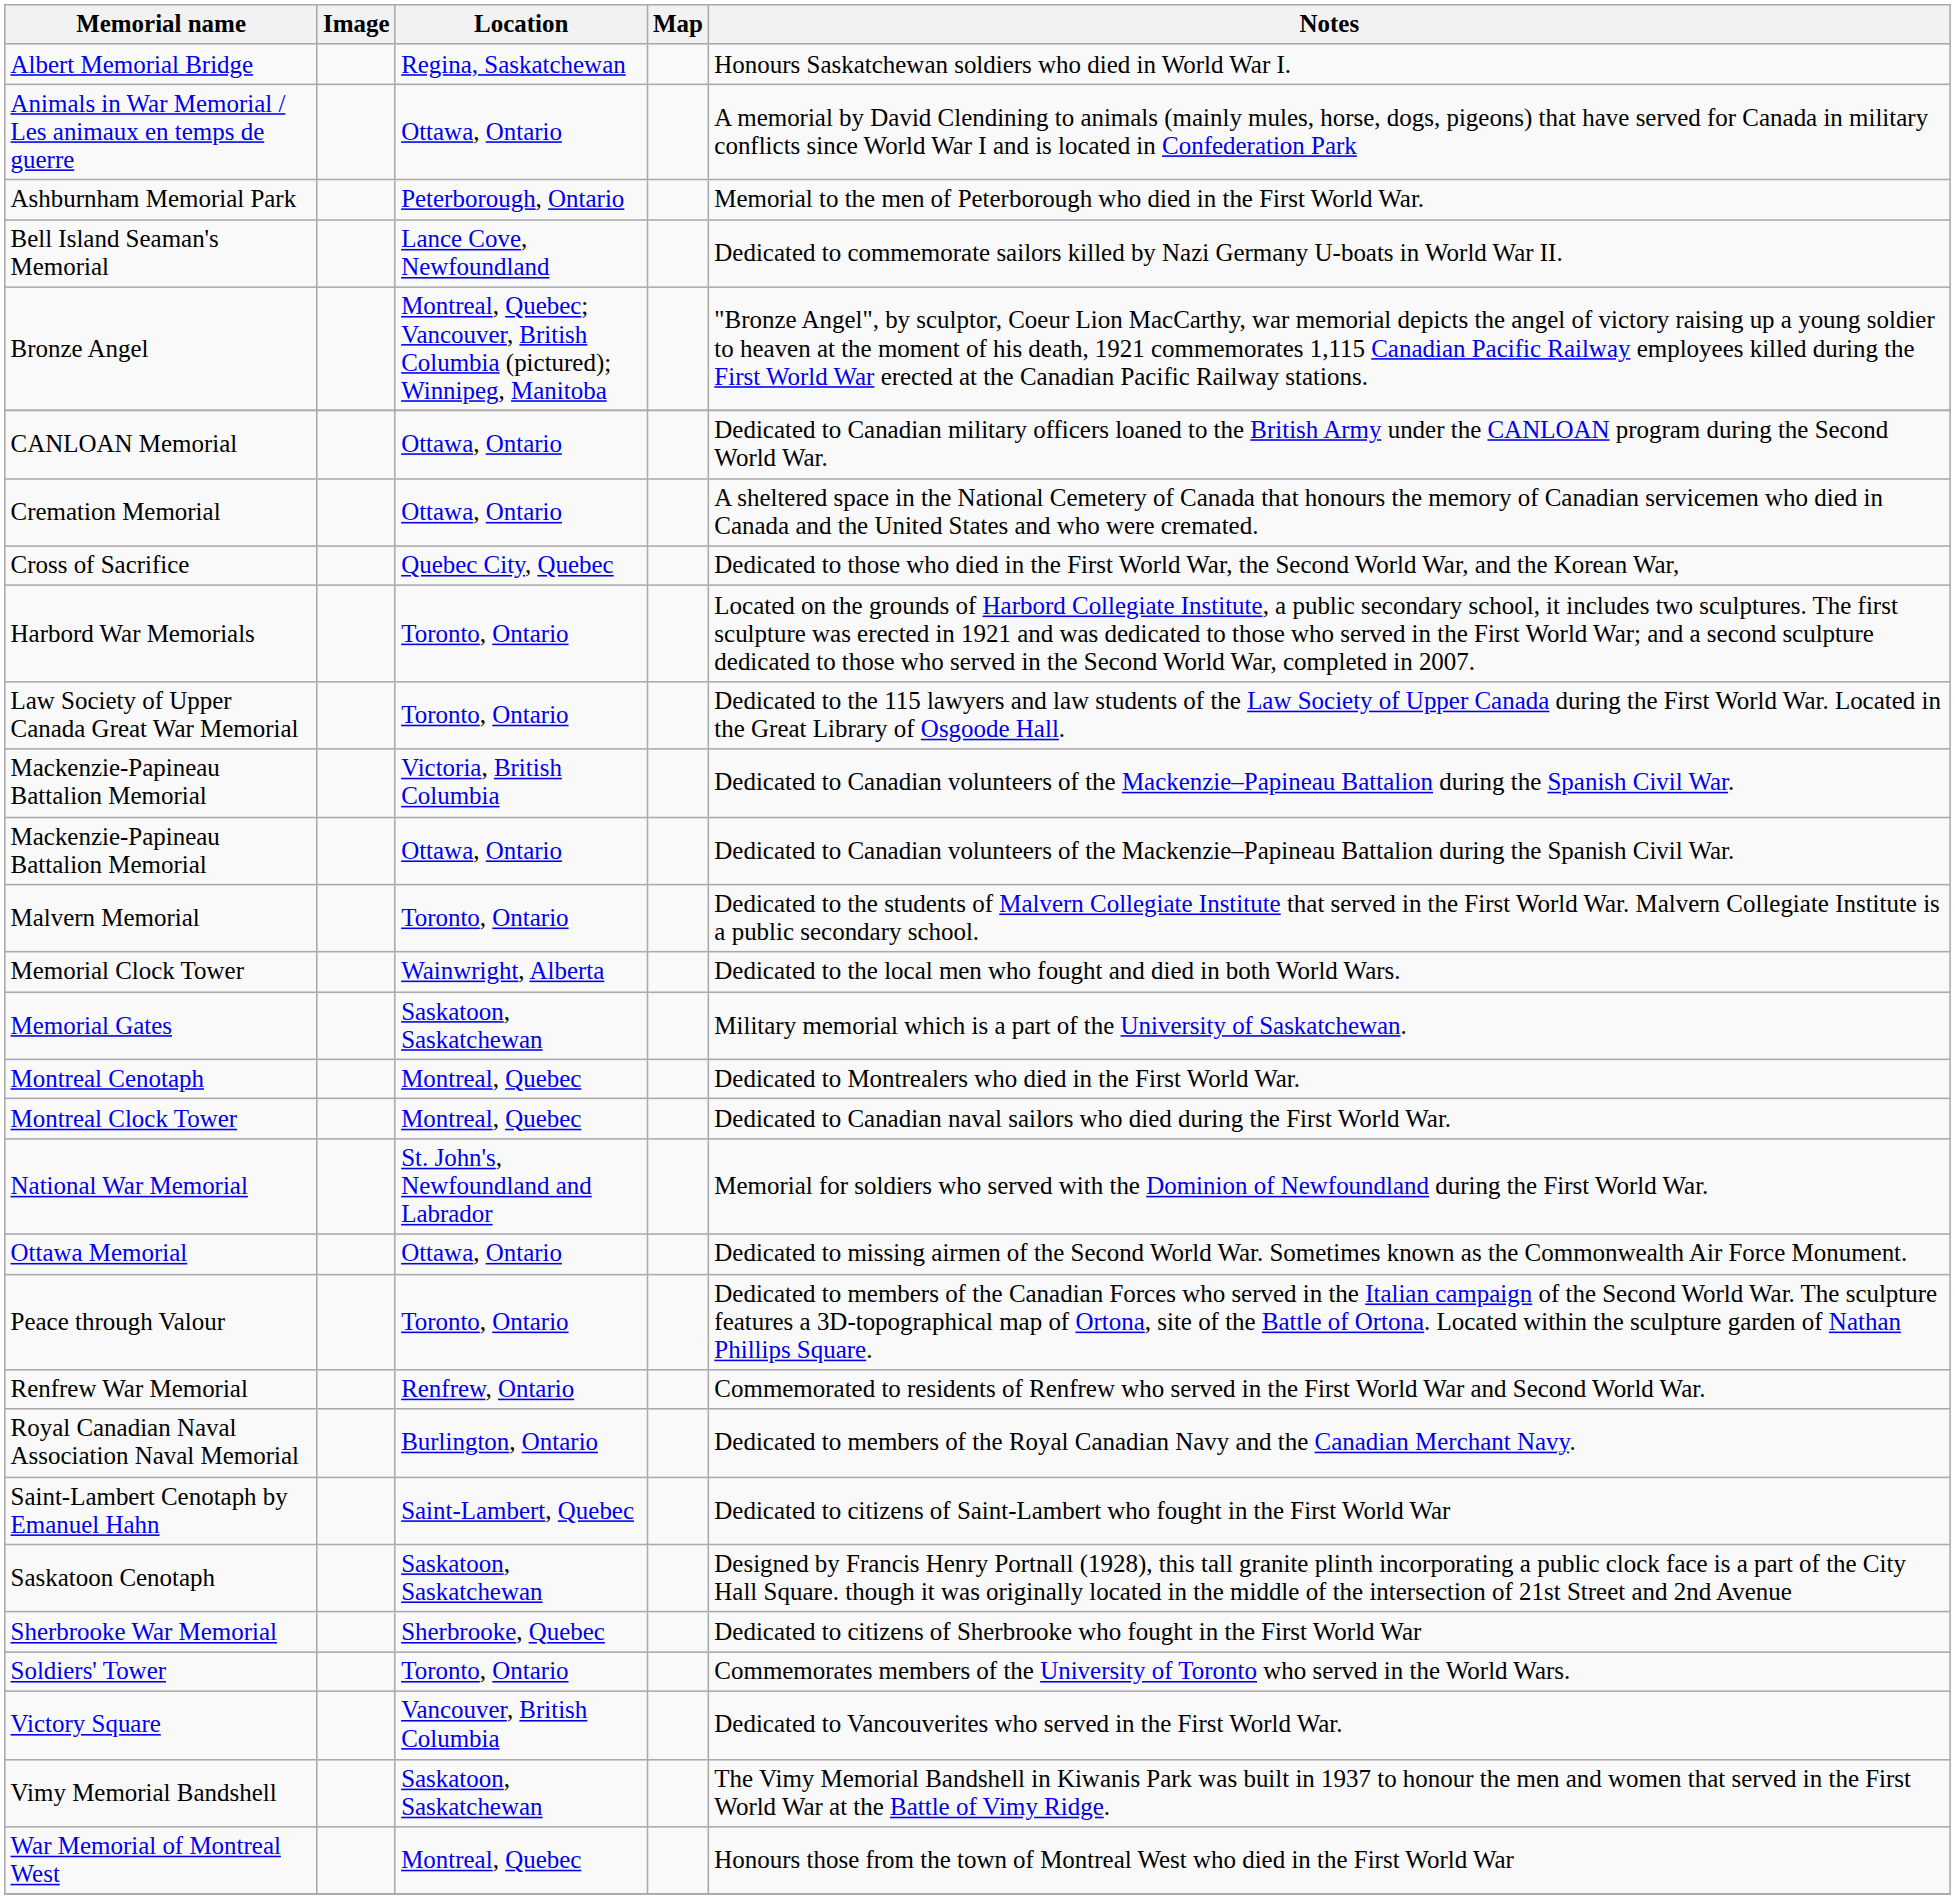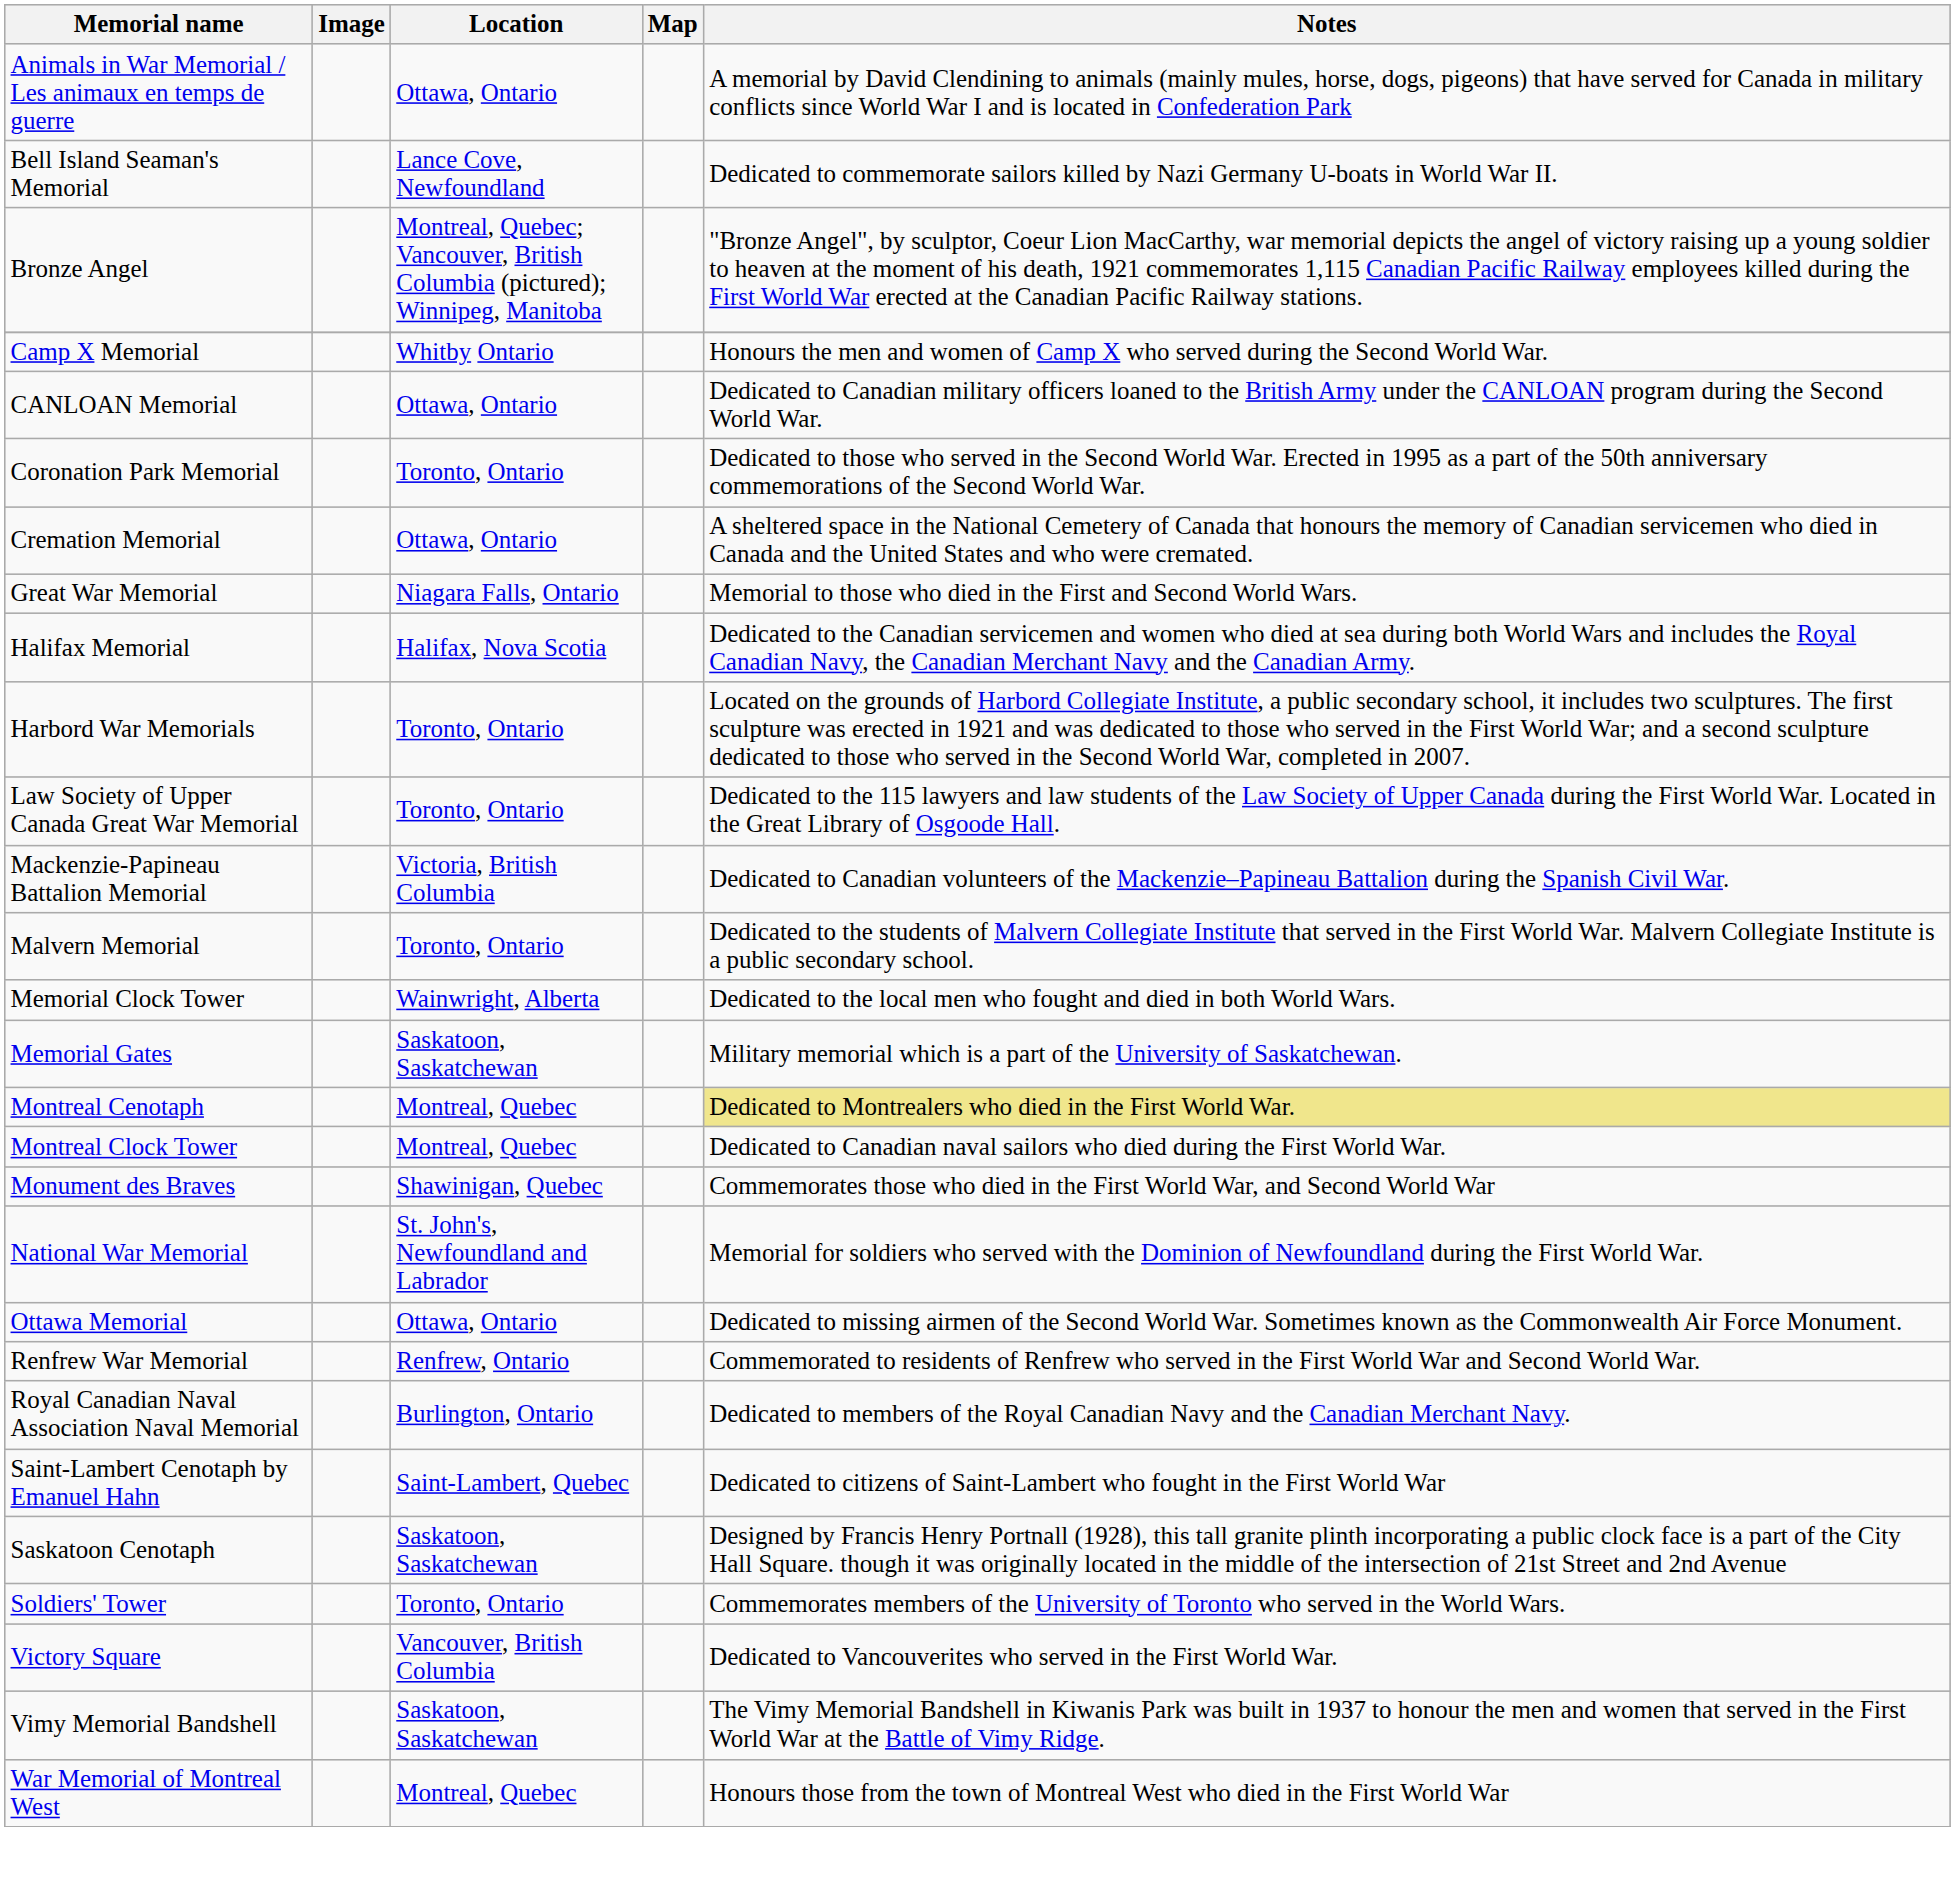- row: (132, 63)
- row: (153, 199)
+ row: (105, 351)
+ row: (145, 472)
- row: (100, 565)
+ row: (114, 593)
+ row: (100, 647)
- row: (115, 850)
(1007, 1078) no background -> (1002, 1106) khaki background
+ row: (123, 1186)
- row: (118, 1321)
- row: (144, 1631)
